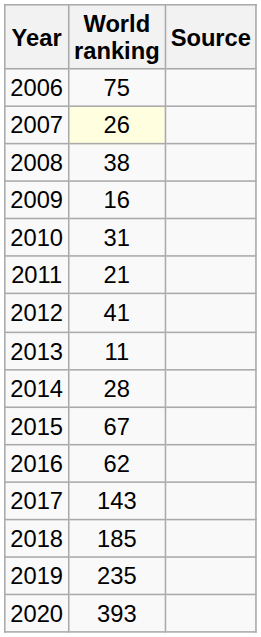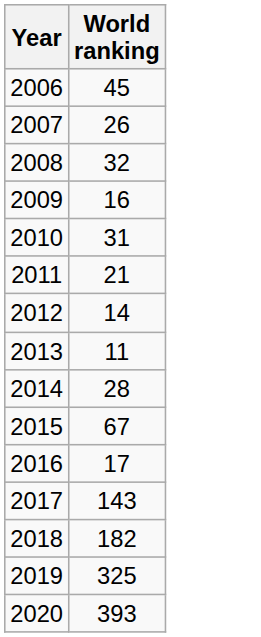- column: (211, 37)
(117, 88) 75 -> (117, 88) 45
(117, 125) lightyellow background -> (117, 125) no background
(117, 163) 38 -> (117, 163) 32
(117, 313) 41 -> (117, 313) 14
(117, 463) 62 -> (117, 463) 17
(117, 538) 185 -> (117, 538) 182
(117, 576) 235 -> (117, 576) 325
